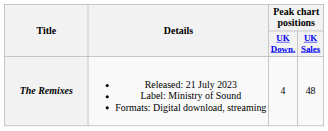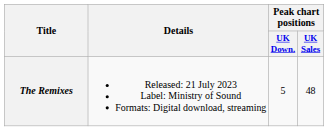(283, 91) 4 -> (283, 91) 5
